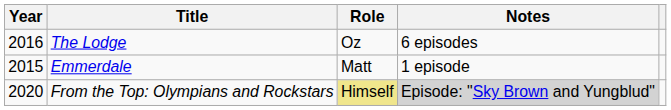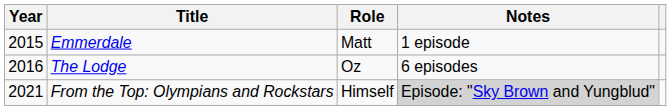rows swapped: (91, 67) <-> (89, 42)
(26, 92) 2020 -> (26, 92) 2021
(367, 92) khaki background -> (367, 92) no background
